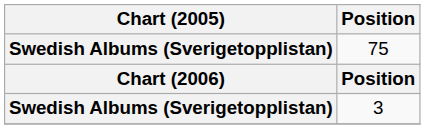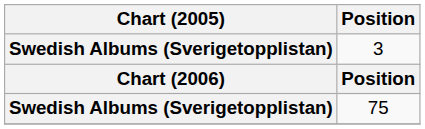rows swapped: (378, 108) <-> (378, 49)
